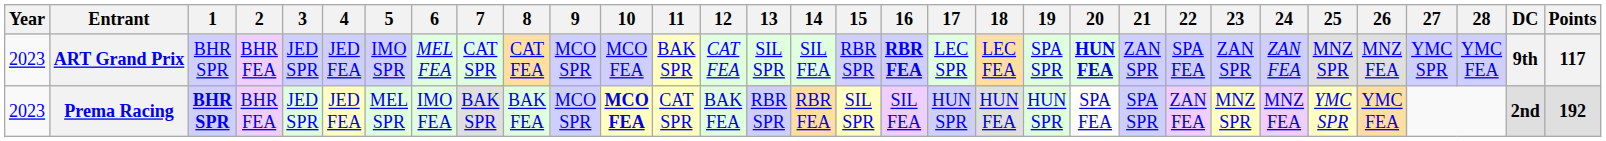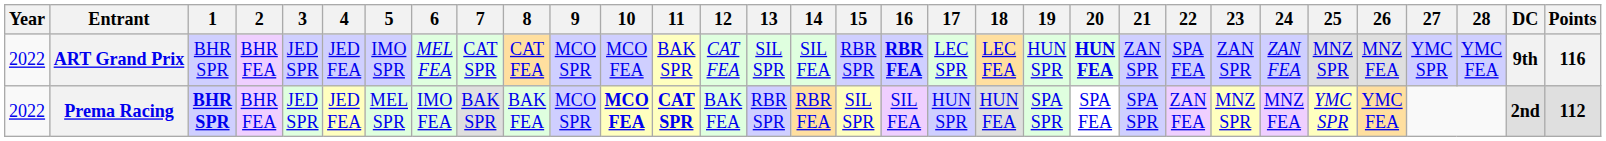(27, 59) 2023 -> (27, 59) 2022
(1047, 59) SPA SPR -> (1047, 59) HUN SPR
(1573, 59) 117 -> (1573, 59) 116
(27, 110) 2023 -> (27, 110) 2022
(676, 110) normal -> (676, 110) bold
(1047, 110) HUN SPR -> (1047, 110) SPA SPR
(1573, 110) 192 -> (1573, 110) 112
